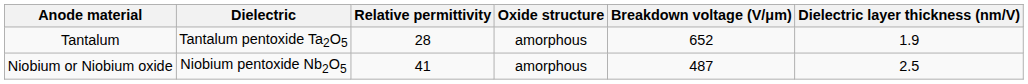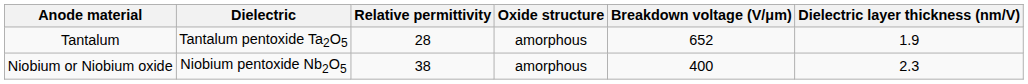(423, 65) 41 -> (423, 65) 38
(701, 65) 487 -> (701, 65) 400
(909, 65) 2.5 -> (909, 65) 2.3
